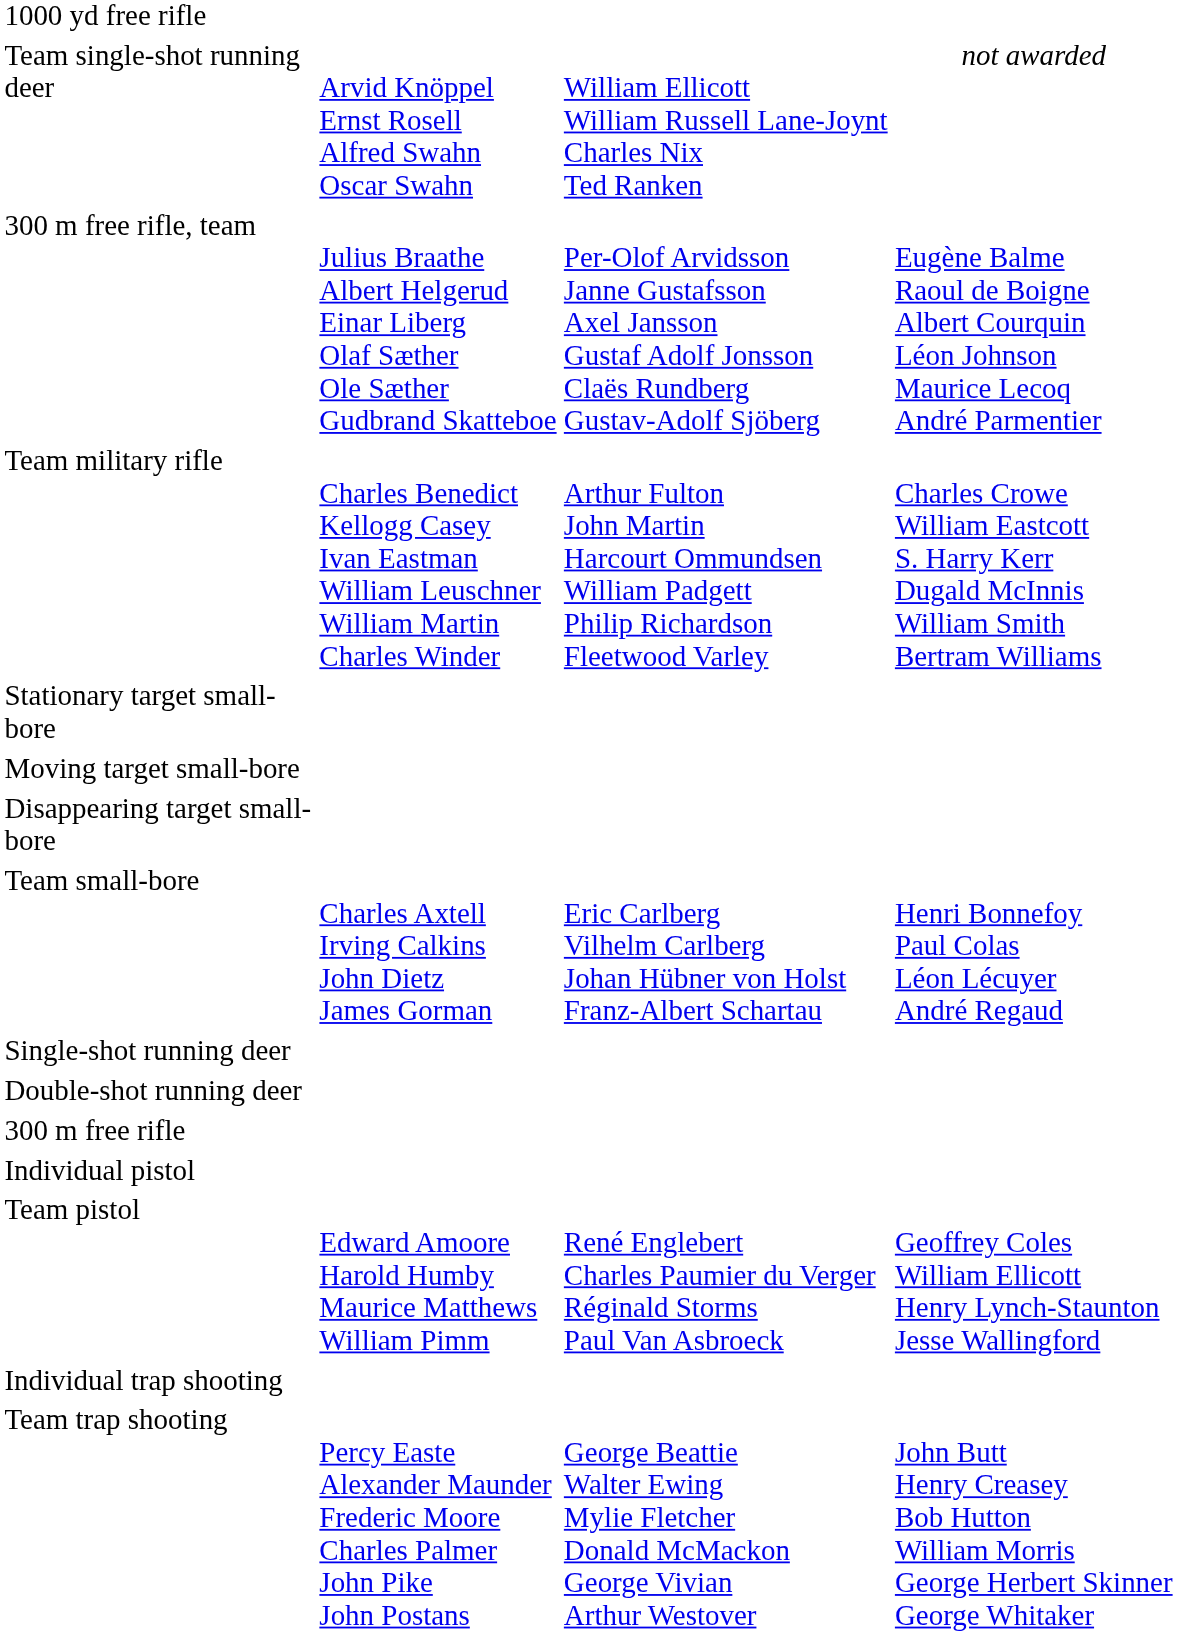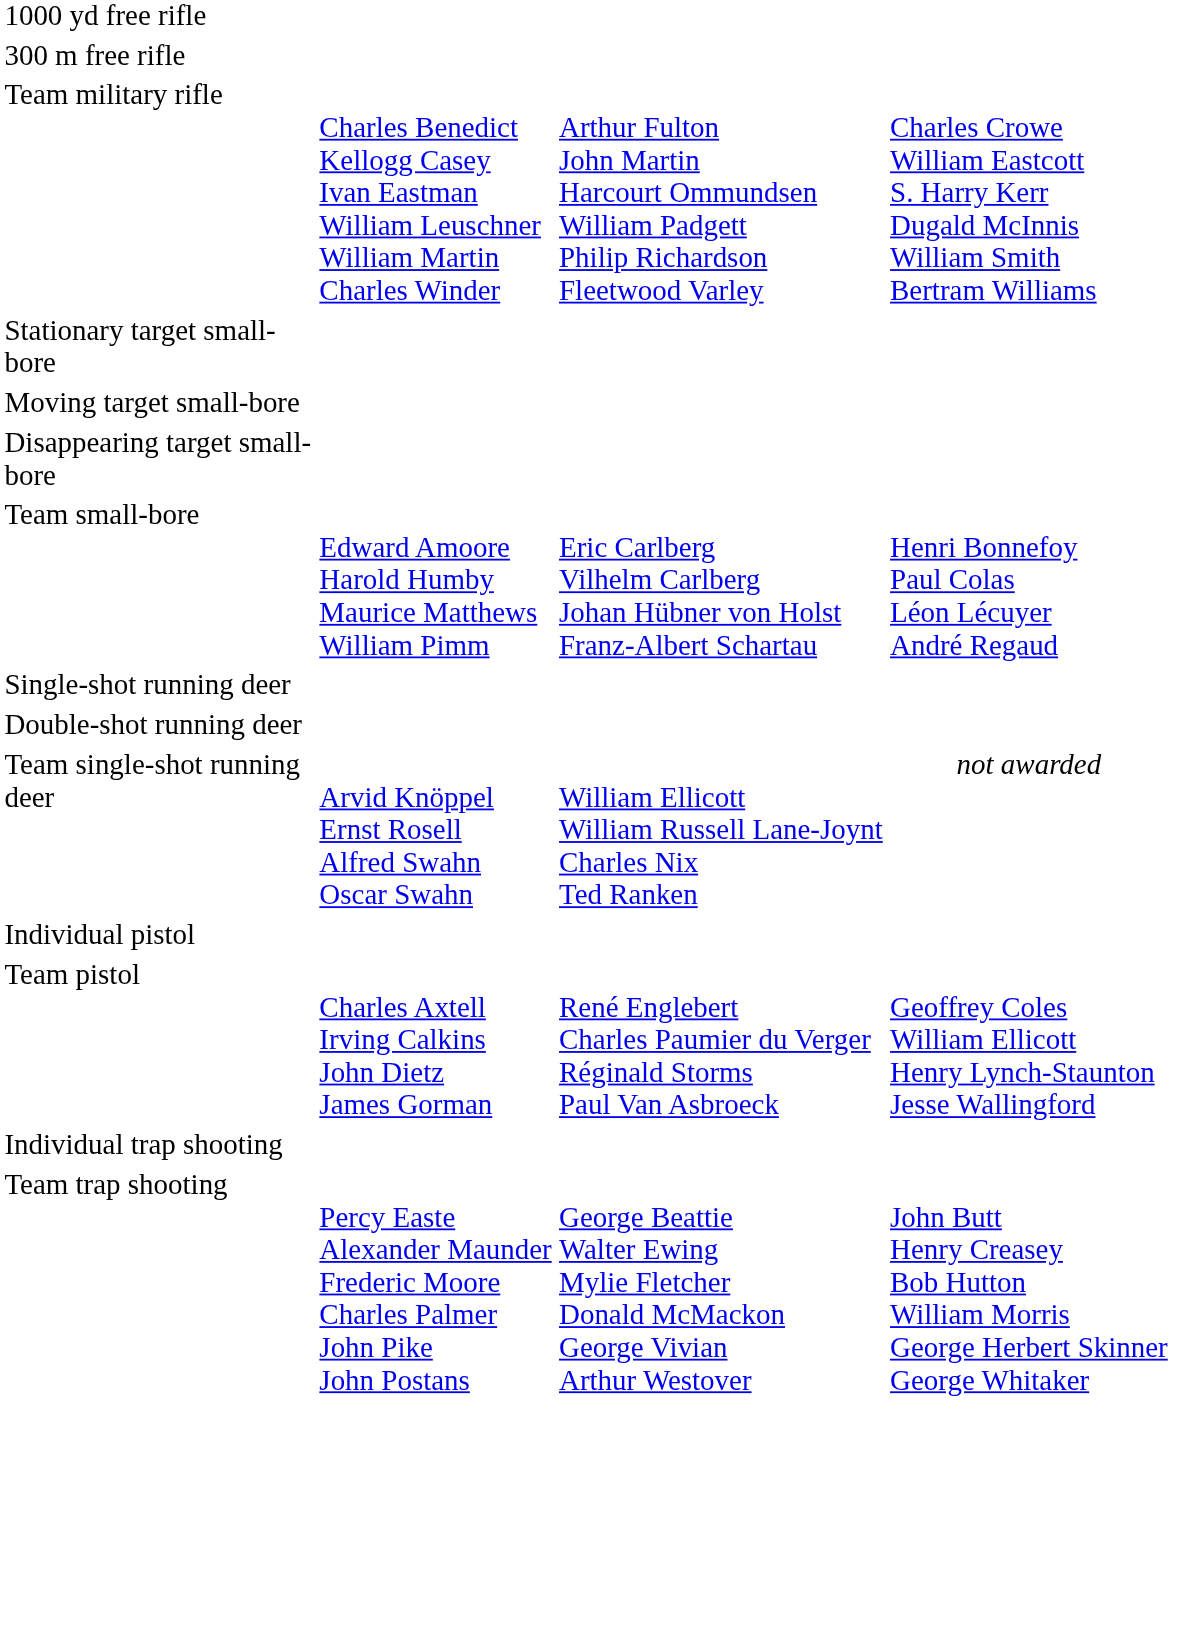rows swapped: (95, 1130) <-> (152, 71)
- row: (130, 225)
(406, 961) Charles Axtell Irving Calkins John Dietz James Gorman -> (428, 596) Edward Amoore Harold Humby Maurice Matthews William Pimm
(428, 1291) Edward Amoore Harold Humby Maurice Matthews William Pimm -> (406, 1056) Charles Axtell Irving Calkins John Dietz James Gorman
